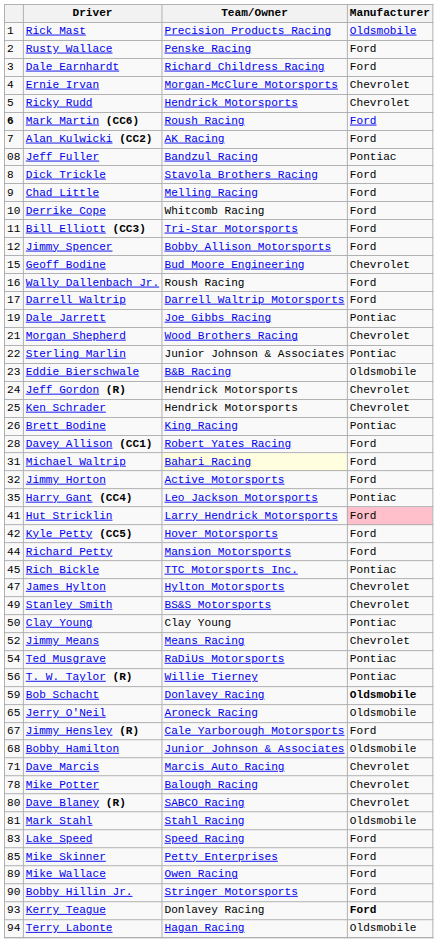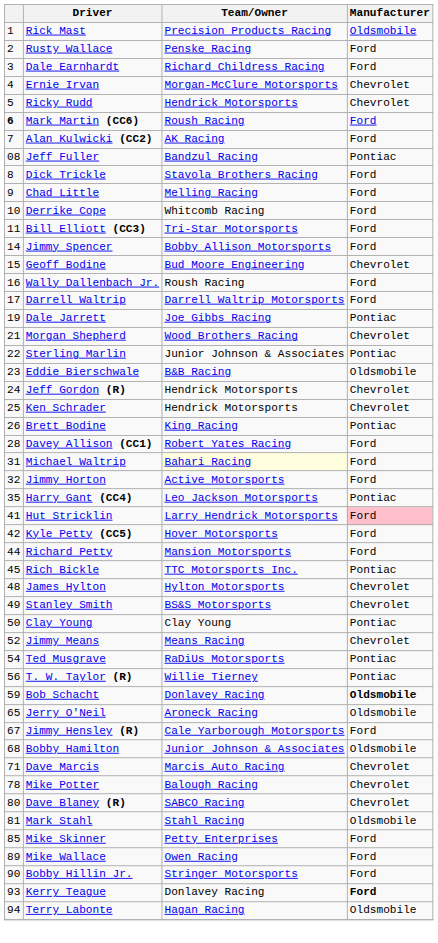(14, 247) 12 -> (14, 247) 14
(14, 588) 47 -> (14, 588) 48
- row: (59, 839)
